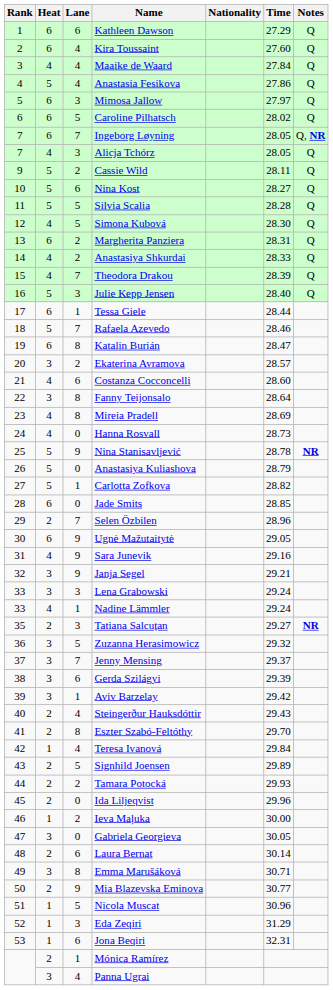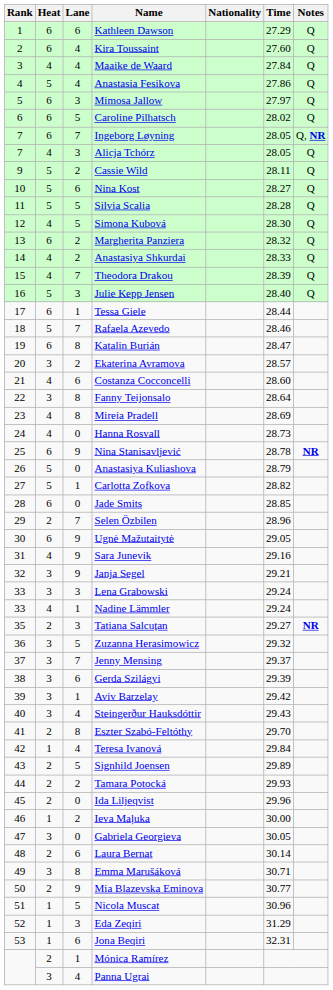(278, 240) 28.31 -> (278, 240) 28.32
(49, 450) 5 -> (49, 450) 6
(49, 713) 2 -> (49, 713) 3
